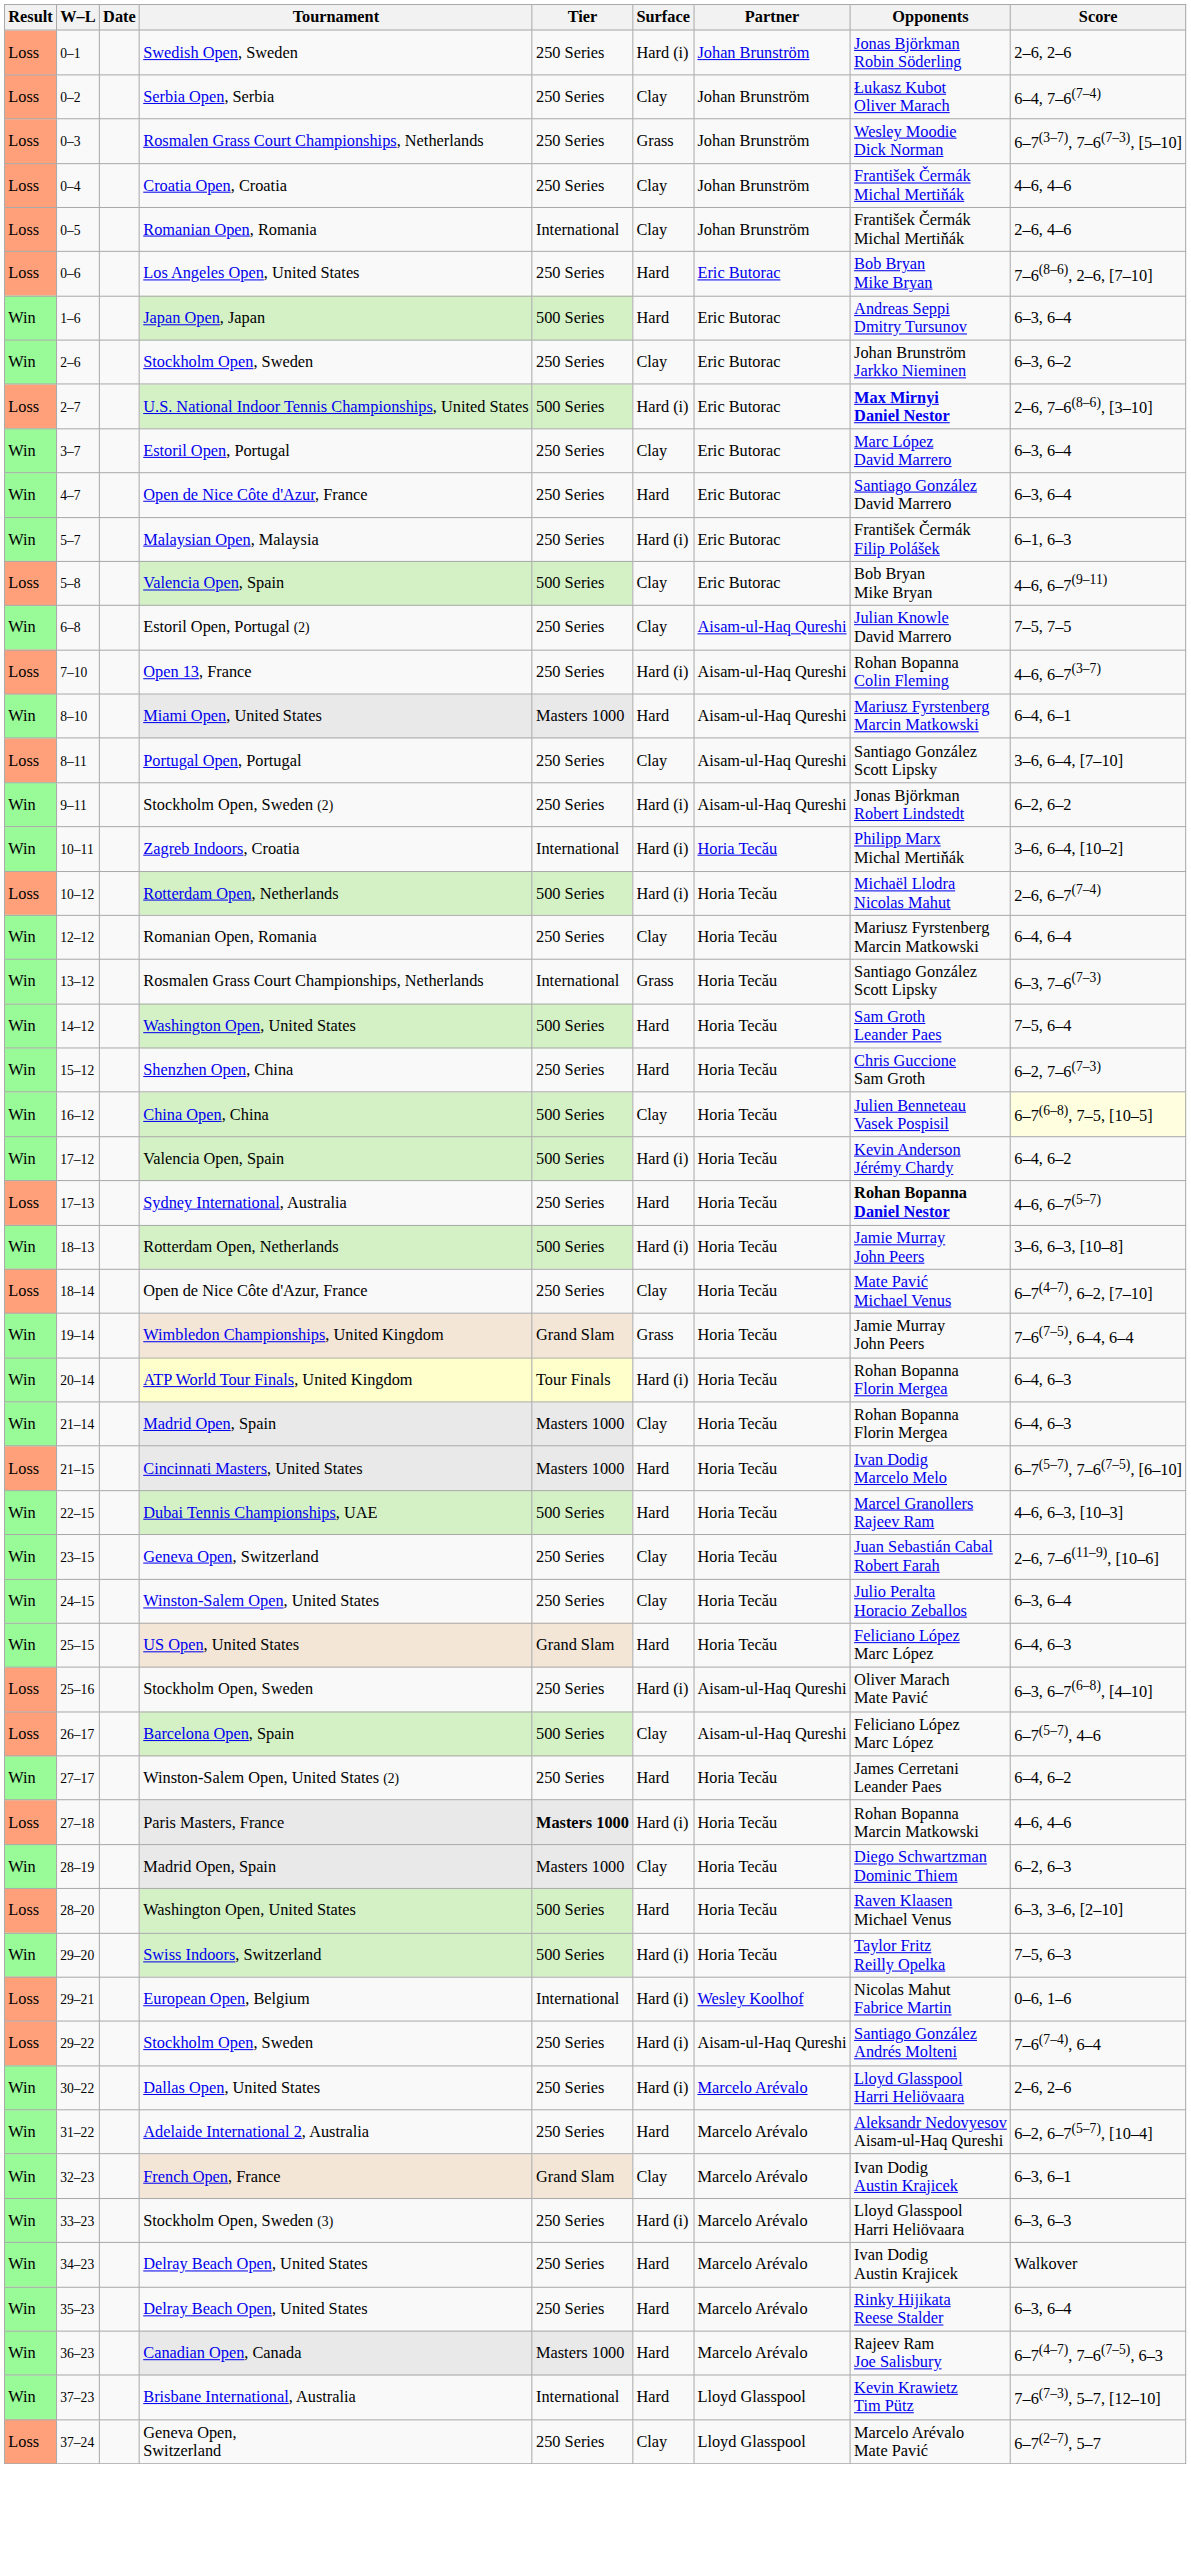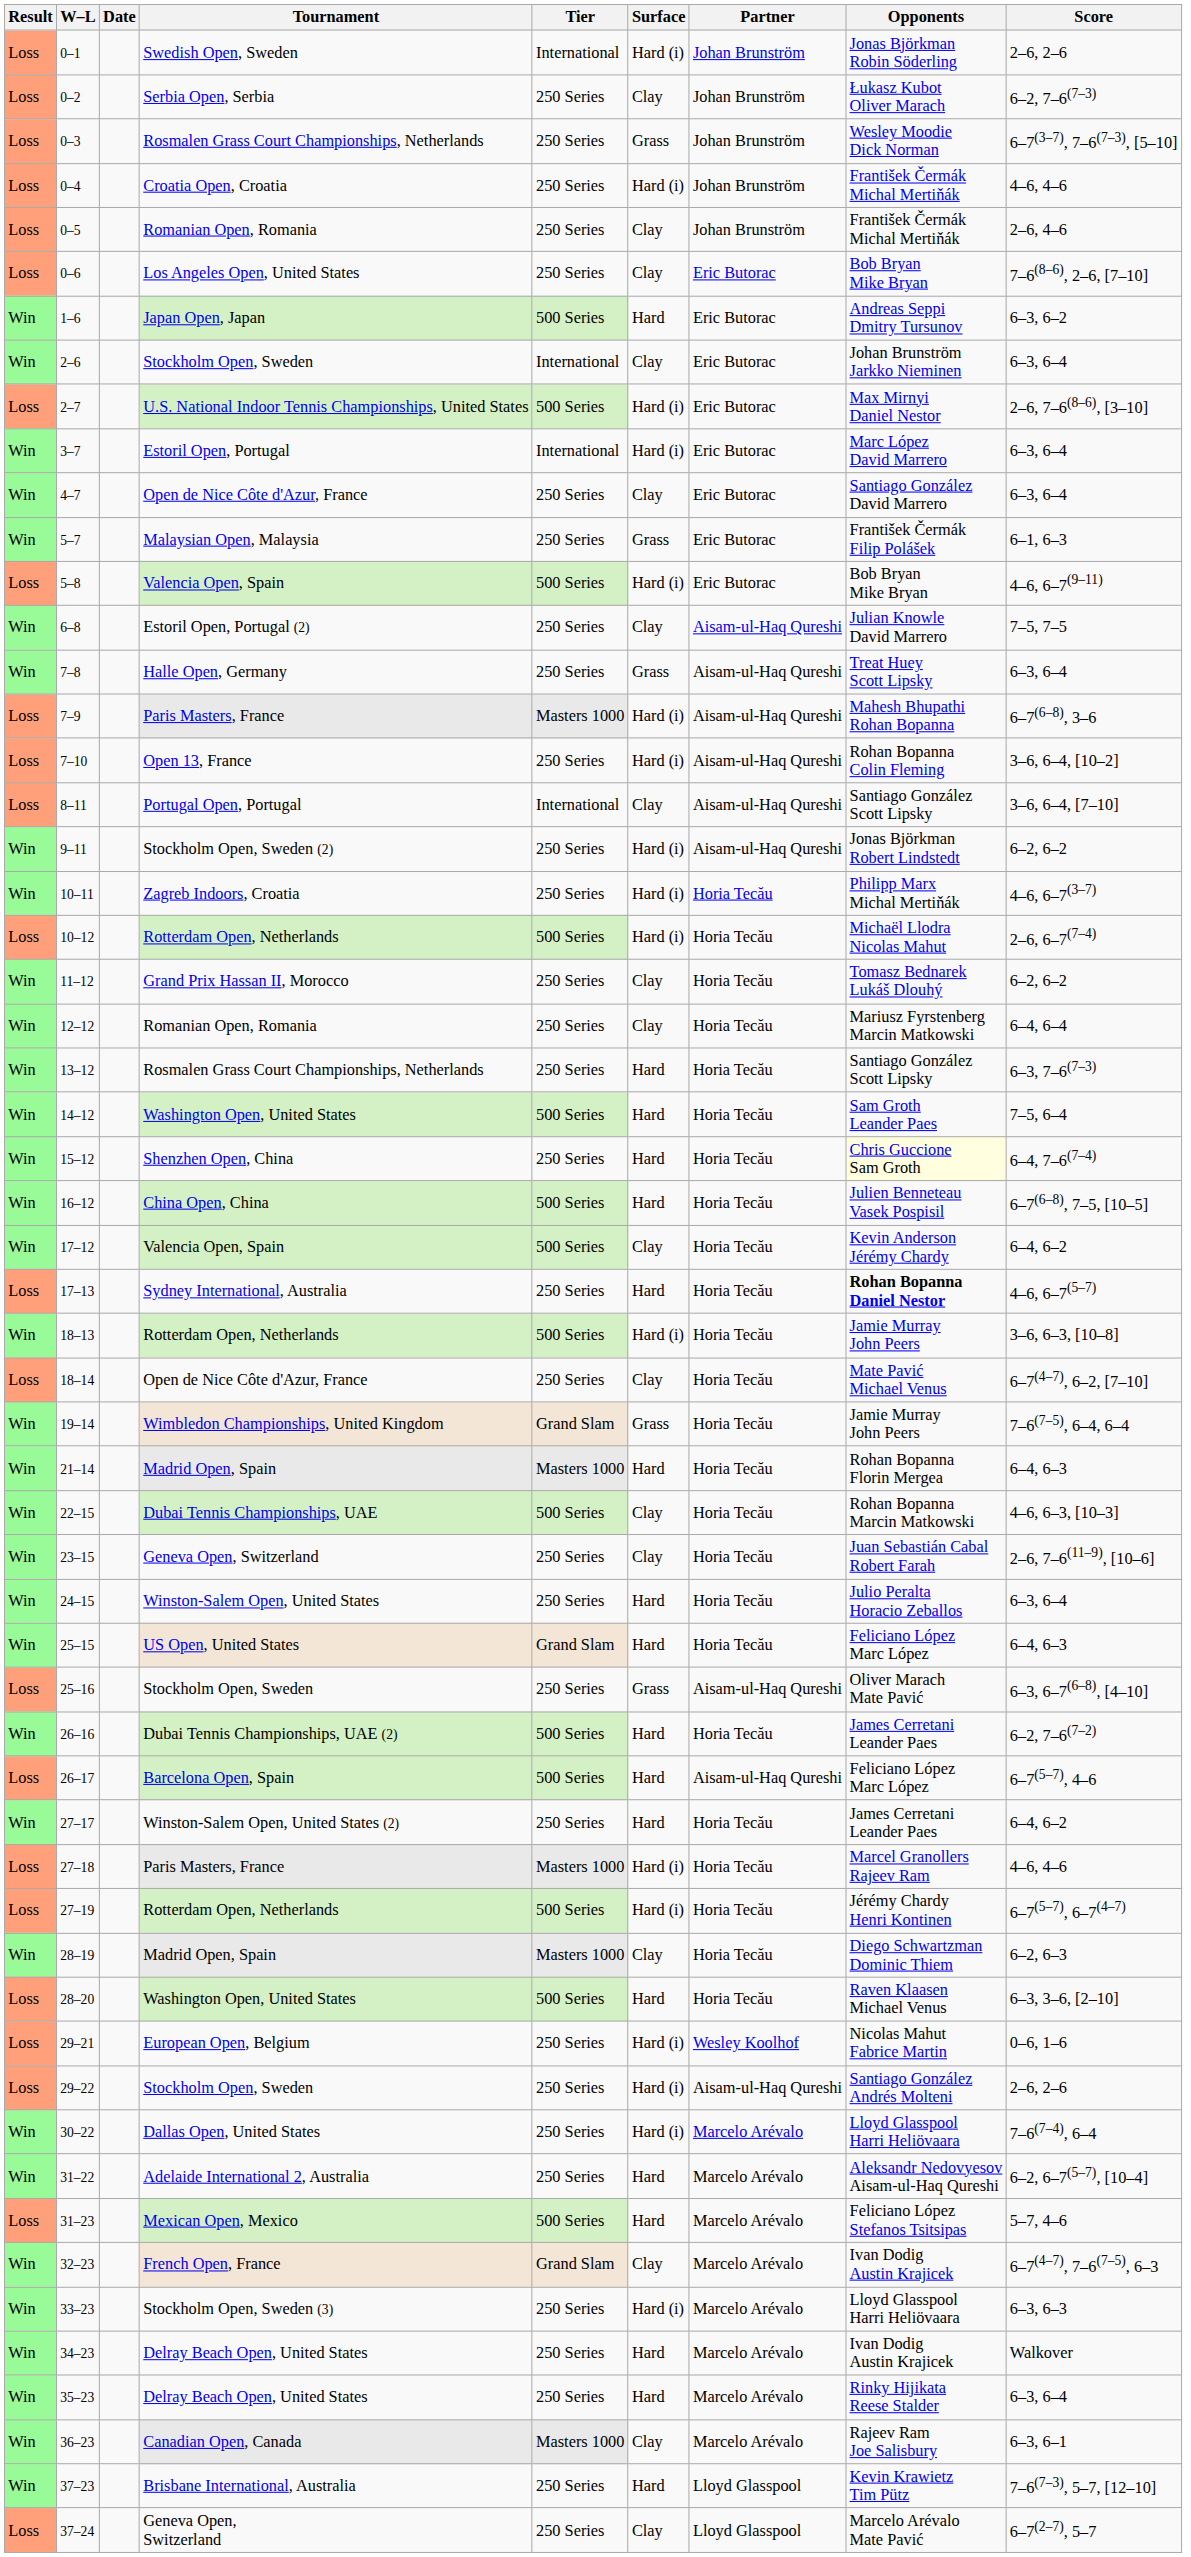(570, 52) 250 Series -> (578, 52) International
(1058, 96) 6–4, 7–6(7–4) -> (1053, 96) 6–2, 7–6(7–3)
(652, 185) Clay -> (658, 185) Hard (i)
(578, 229) International -> (570, 229) 250 Series
(653, 273) Hard -> (647, 273) Clay
(1043, 317) 6–3, 6–4 -> (1038, 317) 6–3, 6–2
(570, 362) 250 Series -> (578, 362) International
(1043, 362) 6–3, 6–2 -> (1038, 362) 6–3, 6–4
(902, 406) bold -> (895, 406) normal
(570, 450) 250 Series -> (578, 450) International
(652, 450) Clay -> (658, 450) Hard (i)
(653, 494) Hard -> (647, 494) Clay
(663, 539) Hard (i) -> (651, 539) Grass
(652, 583) Clay -> (658, 583) Hard (i)
+ row: (70, 672)
+ row: (70, 717)
(1058, 671) 4–6, 6–7(3–7) -> (1064, 760) 3–6, 6–4, [10–2]
- row: (74, 717)
(570, 760) 250 Series -> (578, 804) International
(578, 848) International -> (570, 893) 250 Series
(1069, 848) 3–6, 6–4, [10–2] -> (1053, 893) 4–6, 6–7(3–7)
+ row: (77, 982)
(578, 981) International -> (570, 1070) 250 Series
(655, 981) Grass -> (648, 1070) Hard
(905, 1070) no background -> (901, 1158) lightyellow background
(1058, 1070) 6–2, 7–6(7–3) -> (1053, 1158) 6–4, 7–6(7–4)
(652, 1114) Clay -> (648, 1202) Hard
(1083, 1114) lightyellow background -> (1079, 1202) no background
(663, 1158) Hard (i) -> (647, 1247) Clay
- row: (77, 1380)
(652, 1424) Clay -> (648, 1468) Hard
- row: (77, 1469)
(653, 1512) Hard -> (647, 1512) Clay
(914, 1512) Marcel Granollers Rajeev Ram -> (912, 1512) Rohan Bopanna Marcin Matkowski
(652, 1600) Clay -> (648, 1600) Hard
(663, 1689) Hard (i) -> (651, 1689) Grass
+ row: (77, 1734)
(652, 1733) Clay -> (648, 1777) Hard
(582, 1822) bold -> (580, 1866) normal
(916, 1822) Rohan Bopanna Marcin Matkowski -> (909, 1866) Marcel Granollers Rajeev Ram
+ row: (77, 1911)
- row: (77, 1955)
(578, 1999) International -> (570, 2043) 250 Series
(1058, 2043) 7–6(7–4), 6–4 -> (1038, 2087) 2–6, 2–6
(1043, 2087) 2–6, 2–6 -> (1053, 2131) 7–6(7–4), 6–4
+ row: (77, 2221)
(1043, 2176) 6–3, 6–1 -> (1084, 2264) 6–7(4–7), 7–6(7–5), 6–3
(653, 2353) Hard -> (647, 2441) Clay
(1089, 2353) 6–7(4–7), 7–6(7–5), 6–3 -> (1038, 2441) 6–3, 6–1
(578, 2397) International -> (570, 2485) 250 Series
